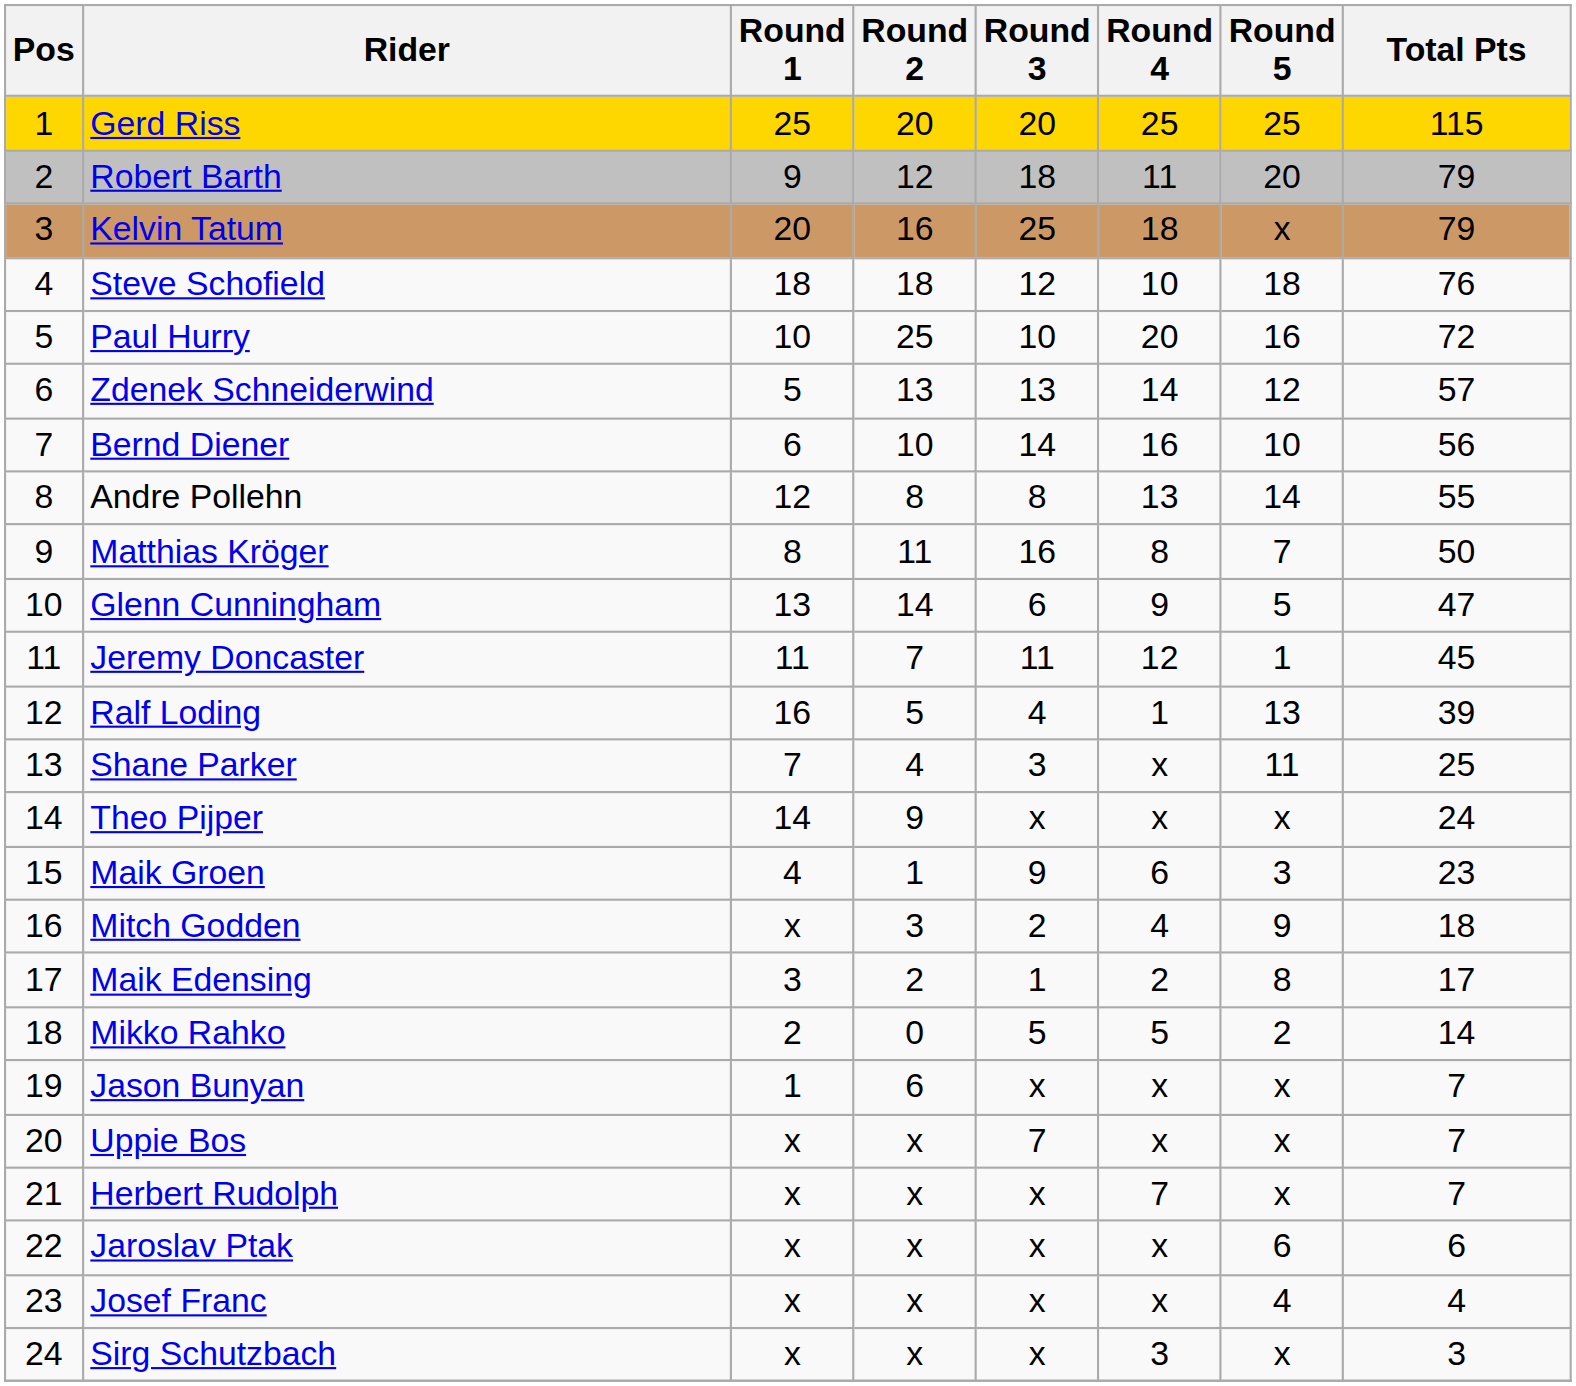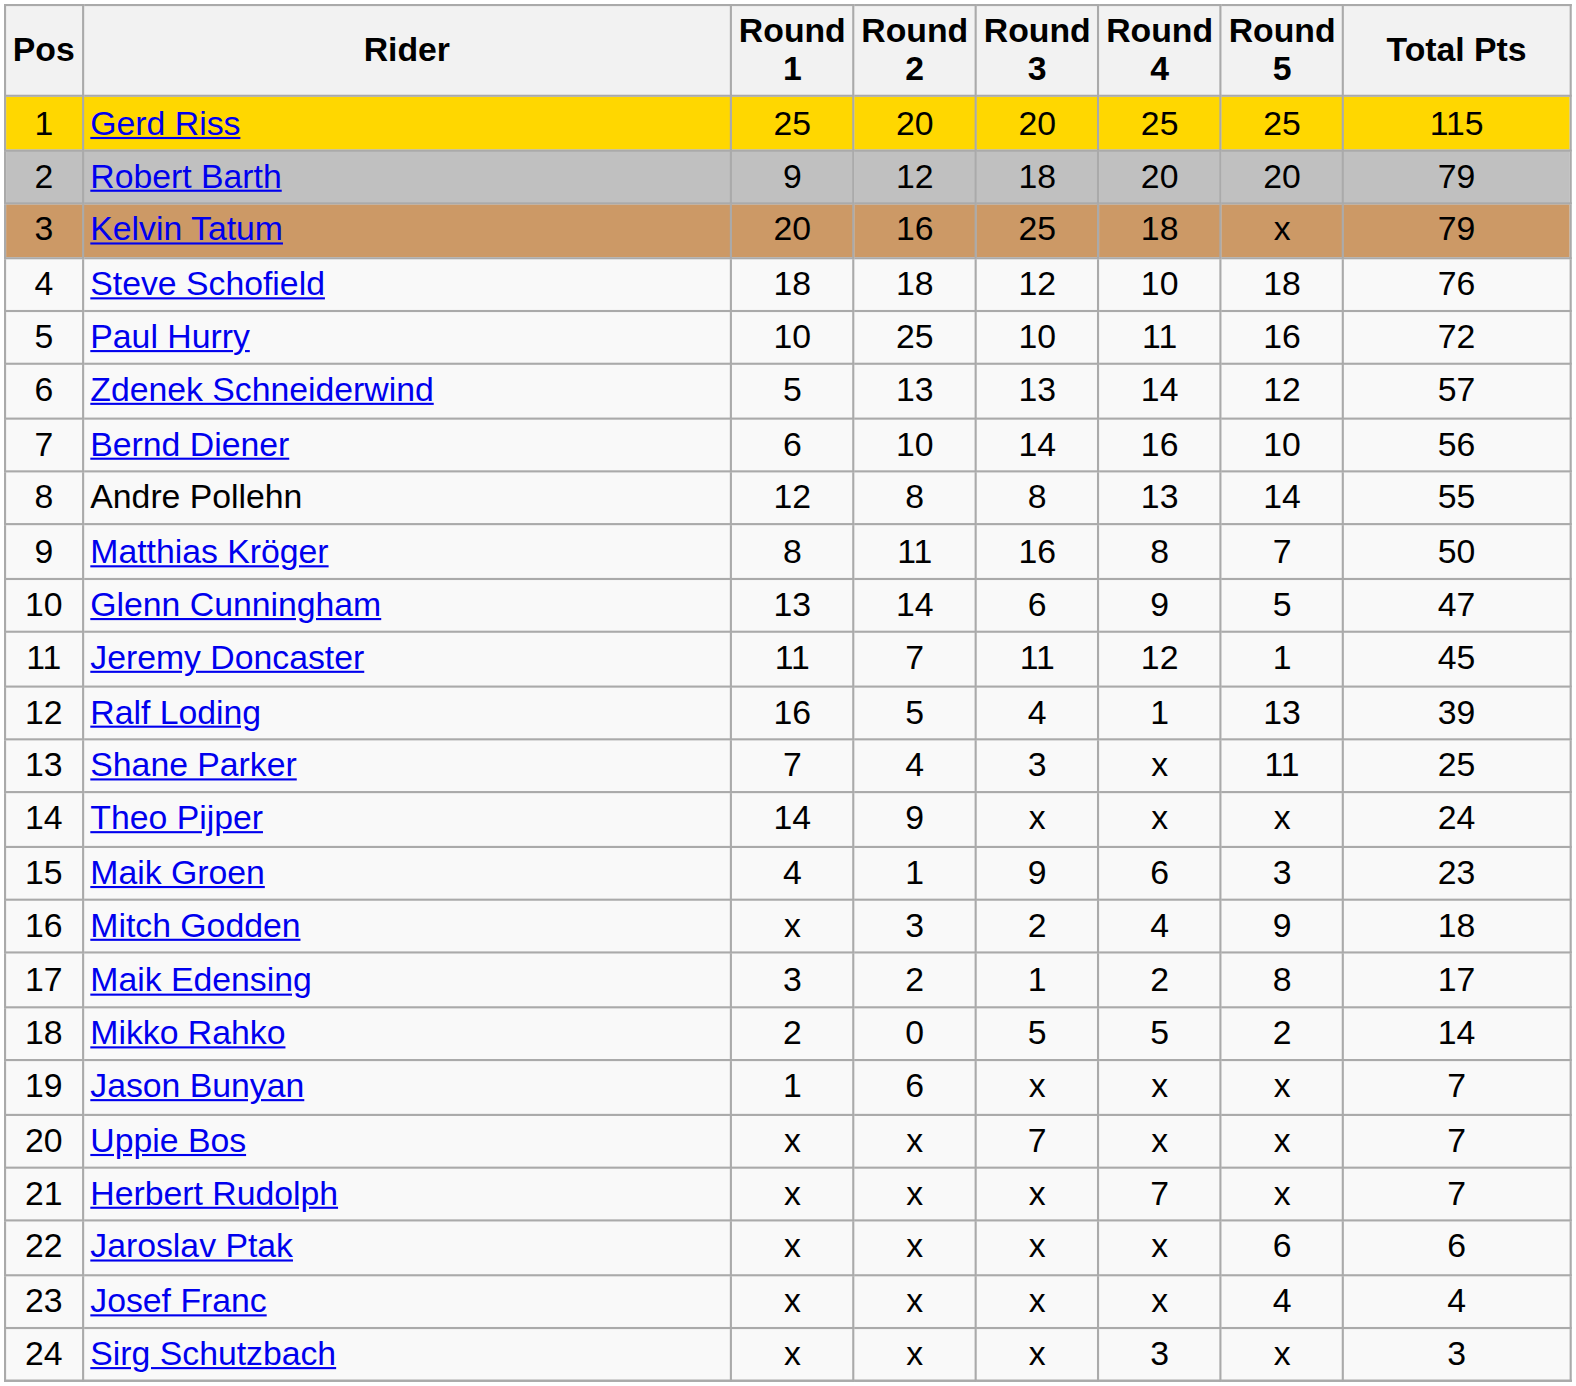(1160, 176) 11 -> (1160, 176) 20
(1160, 336) 20 -> (1160, 336) 11
